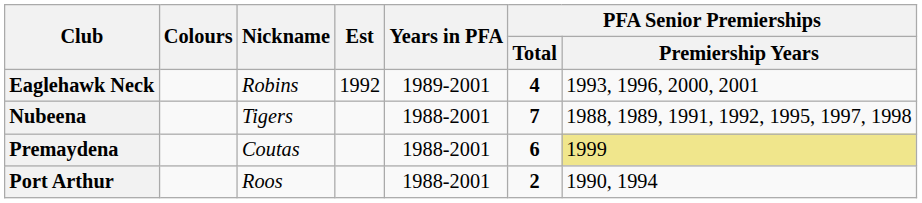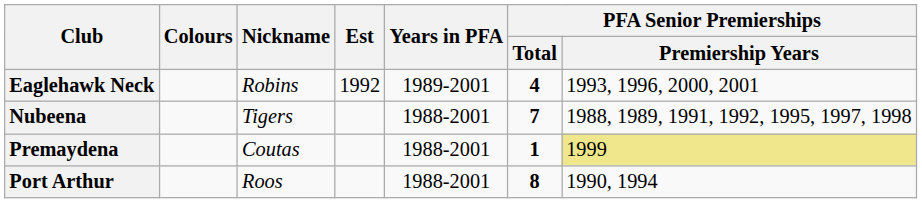(535, 149) 6 -> (535, 149) 1
(535, 181) 2 -> (535, 181) 8
